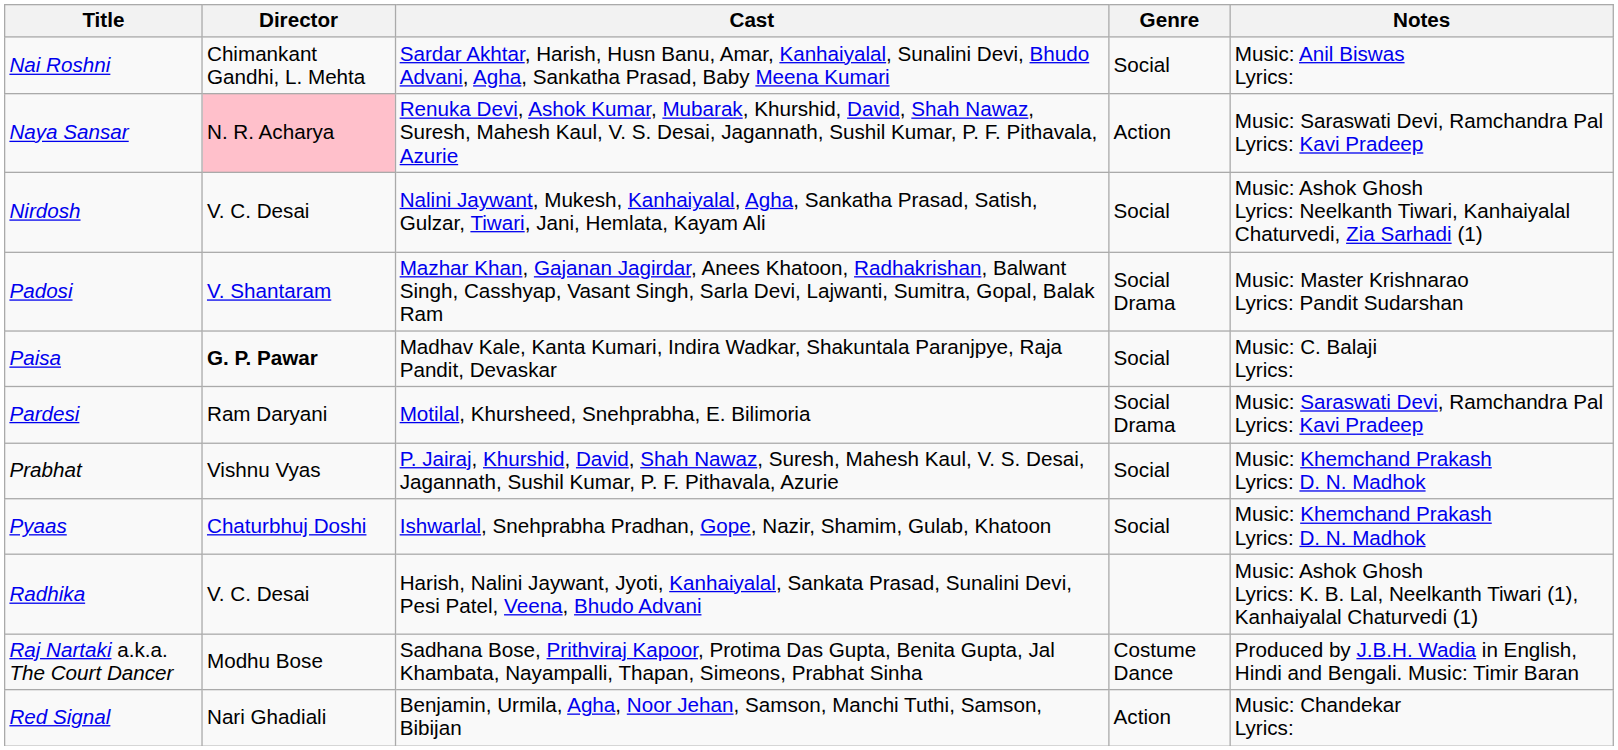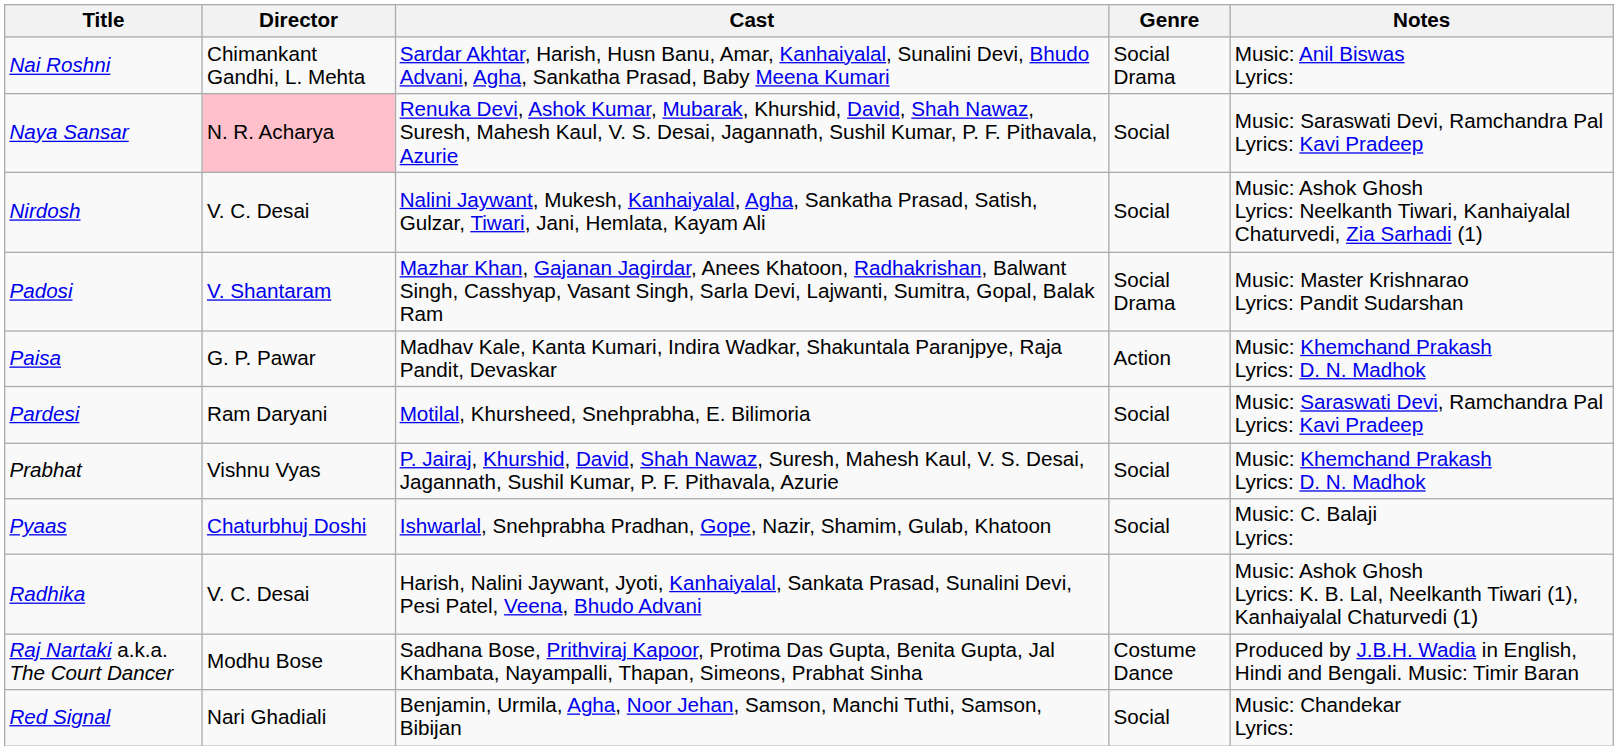(1142, 65) Social -> (1145, 65) Social Drama
(1142, 132) Action -> (1142, 132) Social
(262, 358) bold -> (261, 358) normal
(1142, 358) Social -> (1142, 358) Action
(1306, 358) Music: C. Balaji Lyrics: -> (1363, 358) Music: Khemchand Prakash Lyrics: D. N. Madhok
(1145, 414) Social Drama -> (1142, 414) Social
(1363, 526) Music: Khemchand Prakash Lyrics: D. N. Madhok -> (1306, 526) Music: C. Balaji Lyrics:
(1142, 717) Action -> (1142, 717) Social
